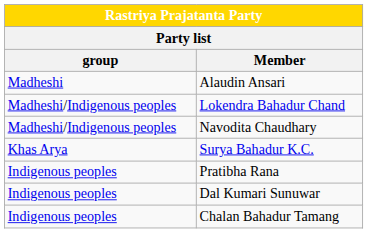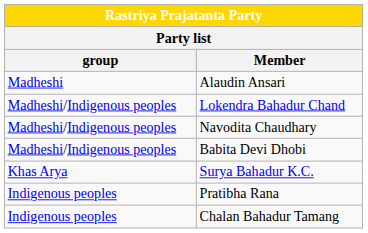+ row: (253, 149)
- row: (260, 194)
